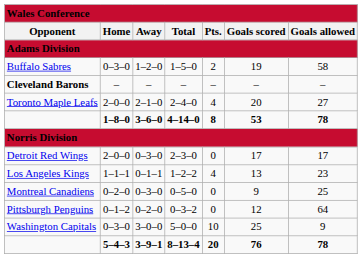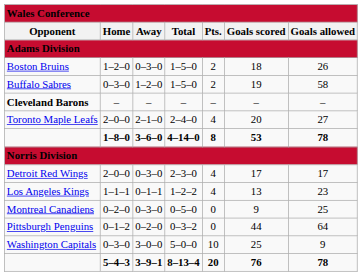+ row: (38, 66)
(213, 155) 0 -> (213, 173) 4
(256, 209) 12 -> (256, 227) 44
